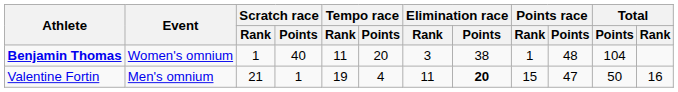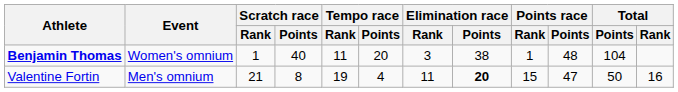(298, 77) 1 -> (298, 77) 8
